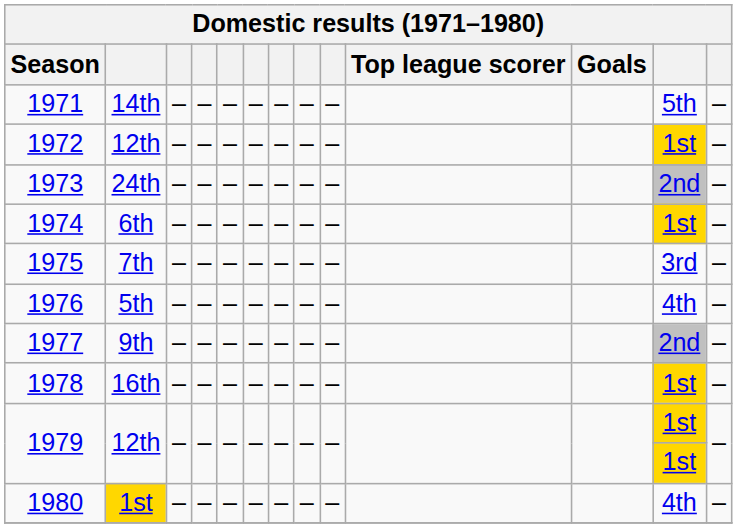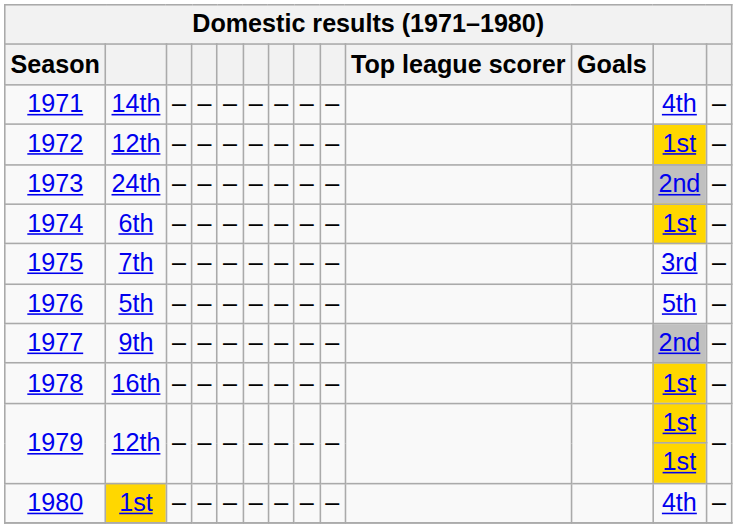(679, 104) 5th -> (679, 104) 4th
(679, 303) 4th -> (679, 303) 5th
